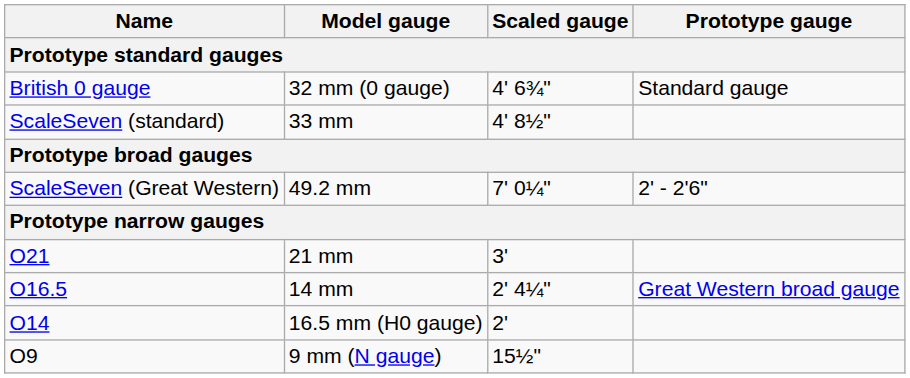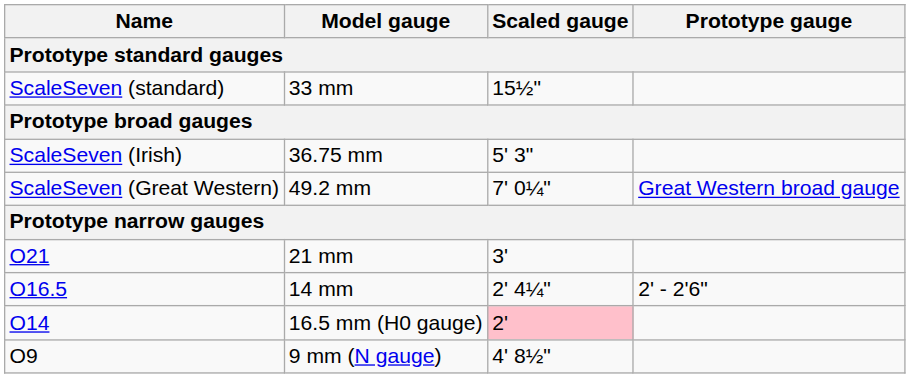- row: (80, 88)
(522, 121) 4' 8½" -> (517, 88) 15½"
+ row: (96, 155)
(673, 188) 2' - 2'6" -> (769, 188) Great Western broad gauge
(769, 289) Great Western broad gauge -> (673, 289) 2' - 2'6"
(500, 322) no background -> (500, 322) pink background
(517, 356) 15½" -> (522, 356) 4' 8½"
